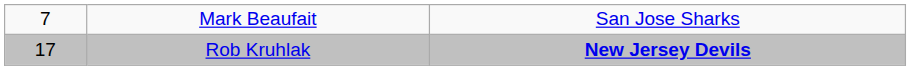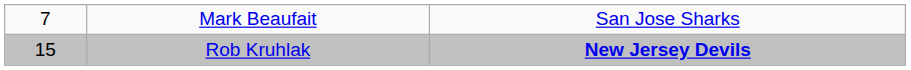(45, 49) 17 -> (45, 49) 15
